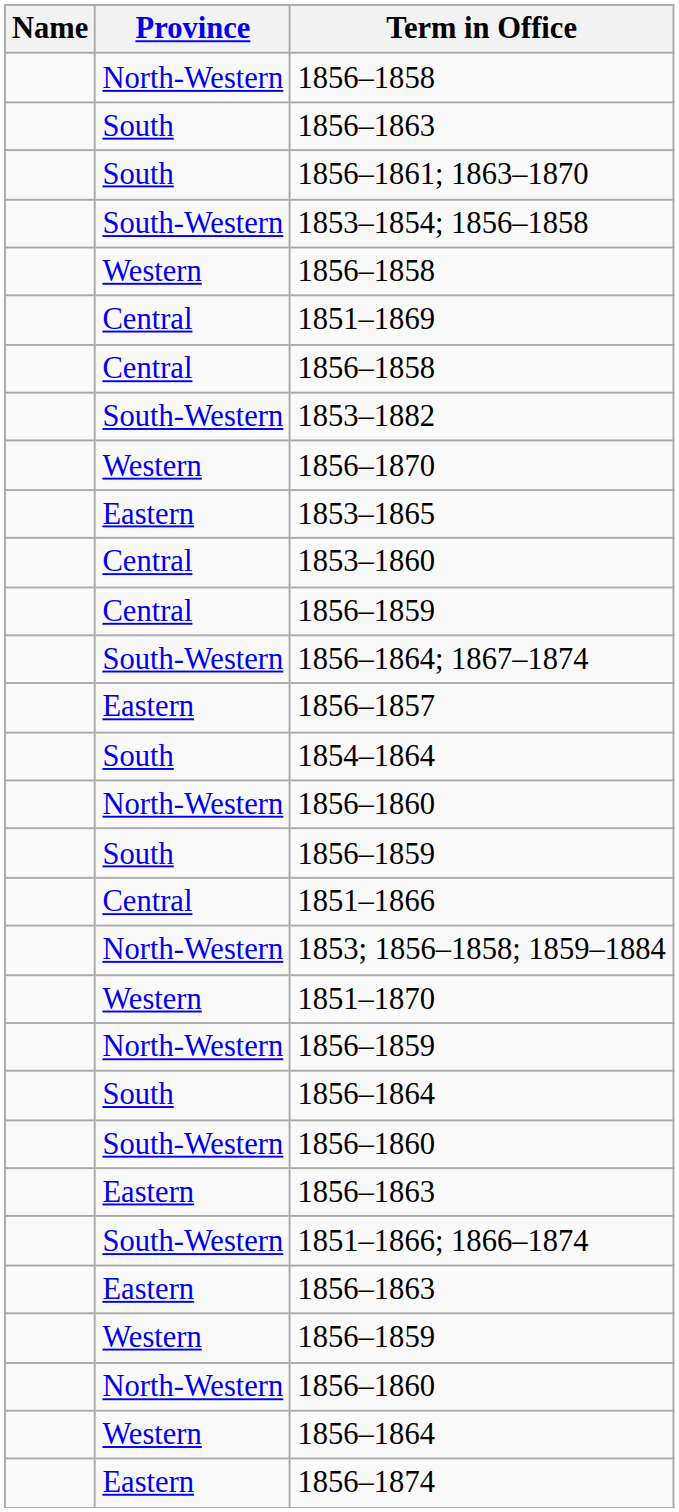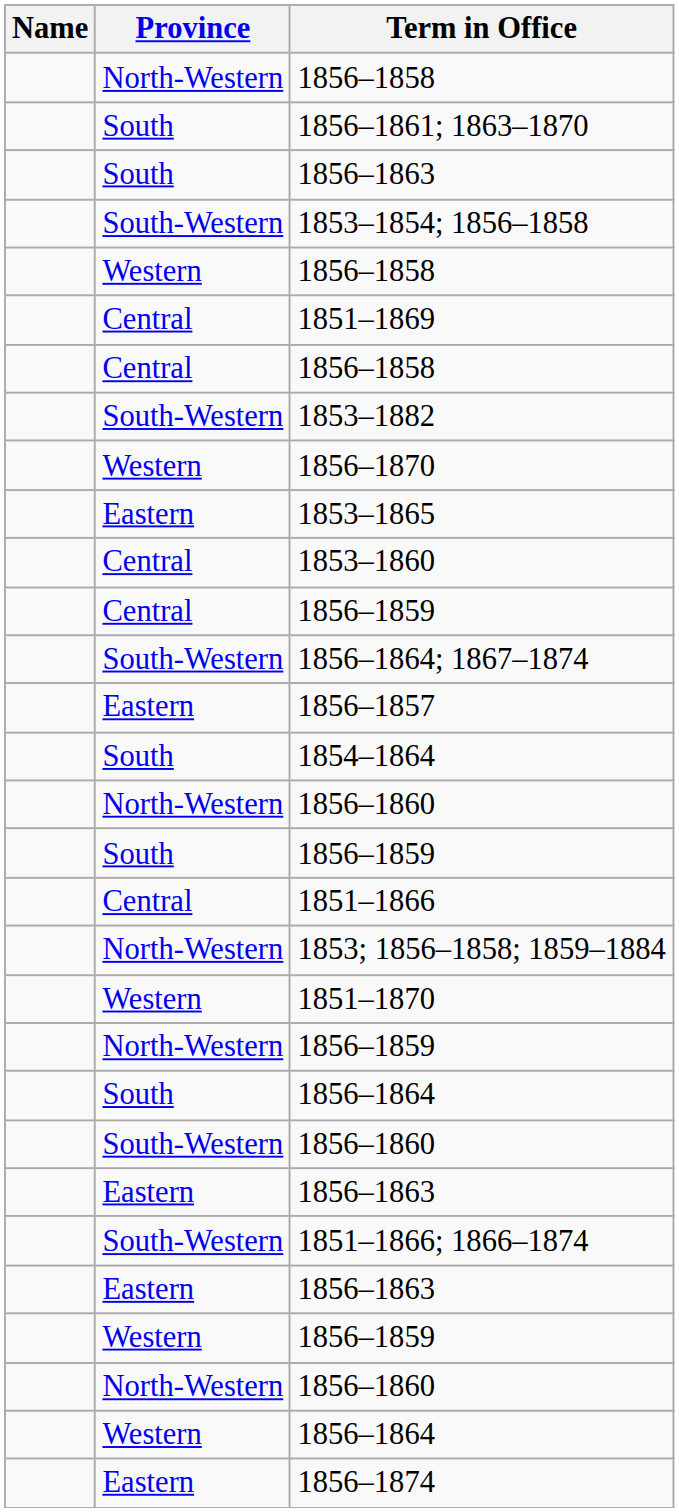rows swapped: (138, 125) <-> (138, 174)
